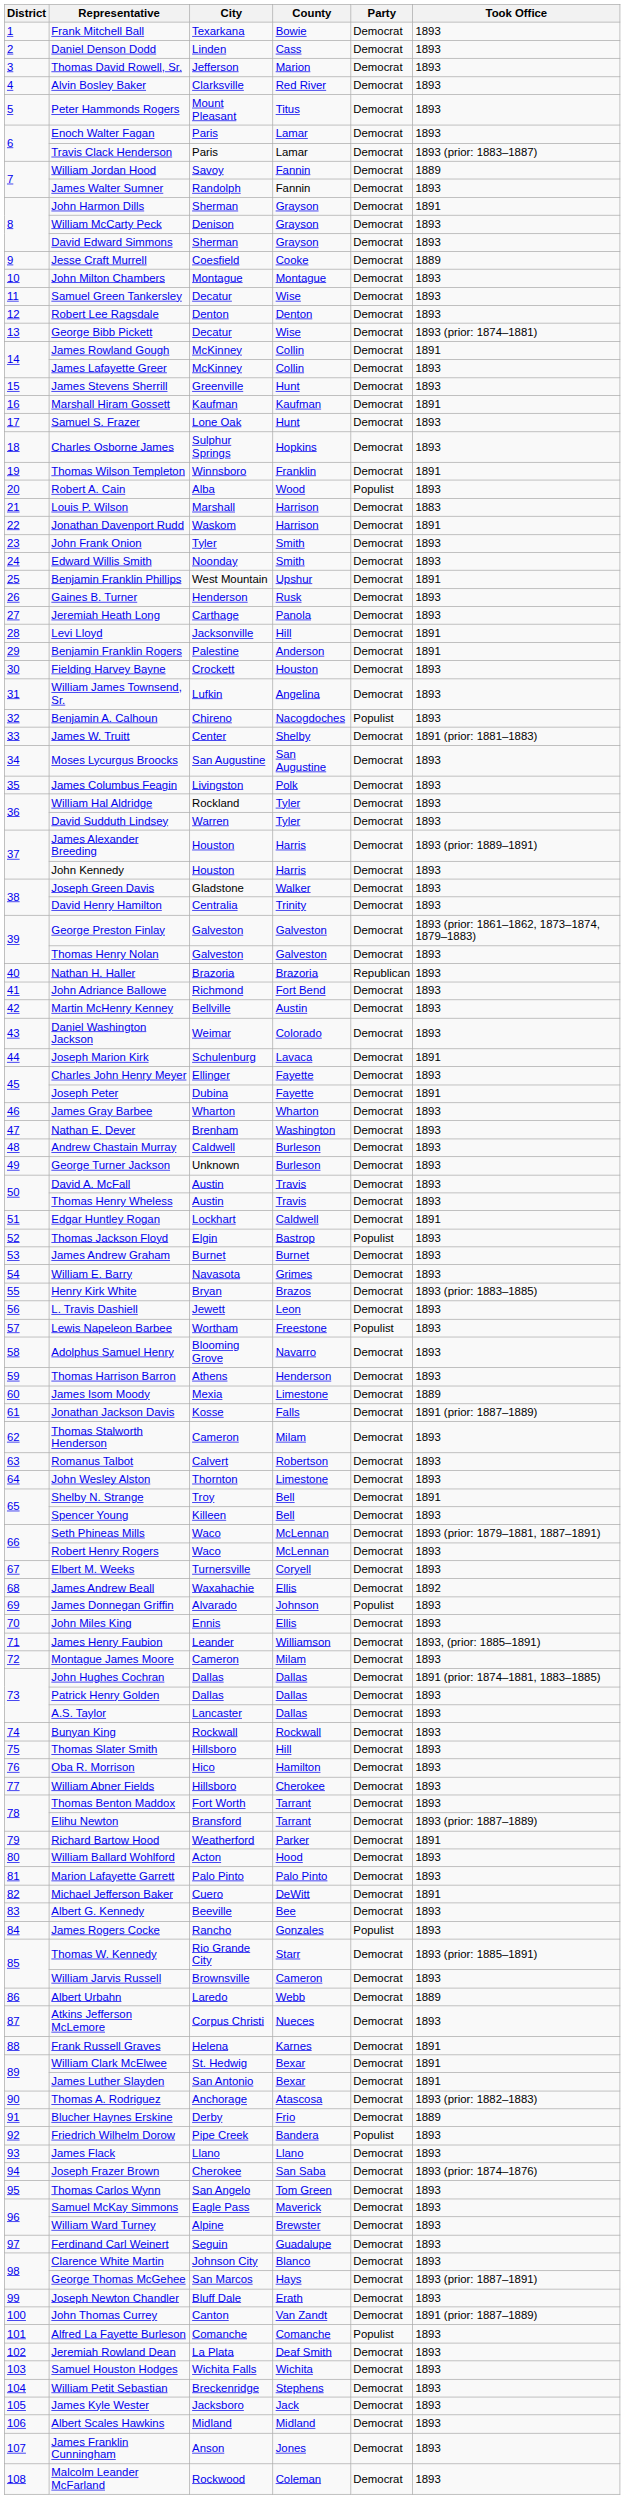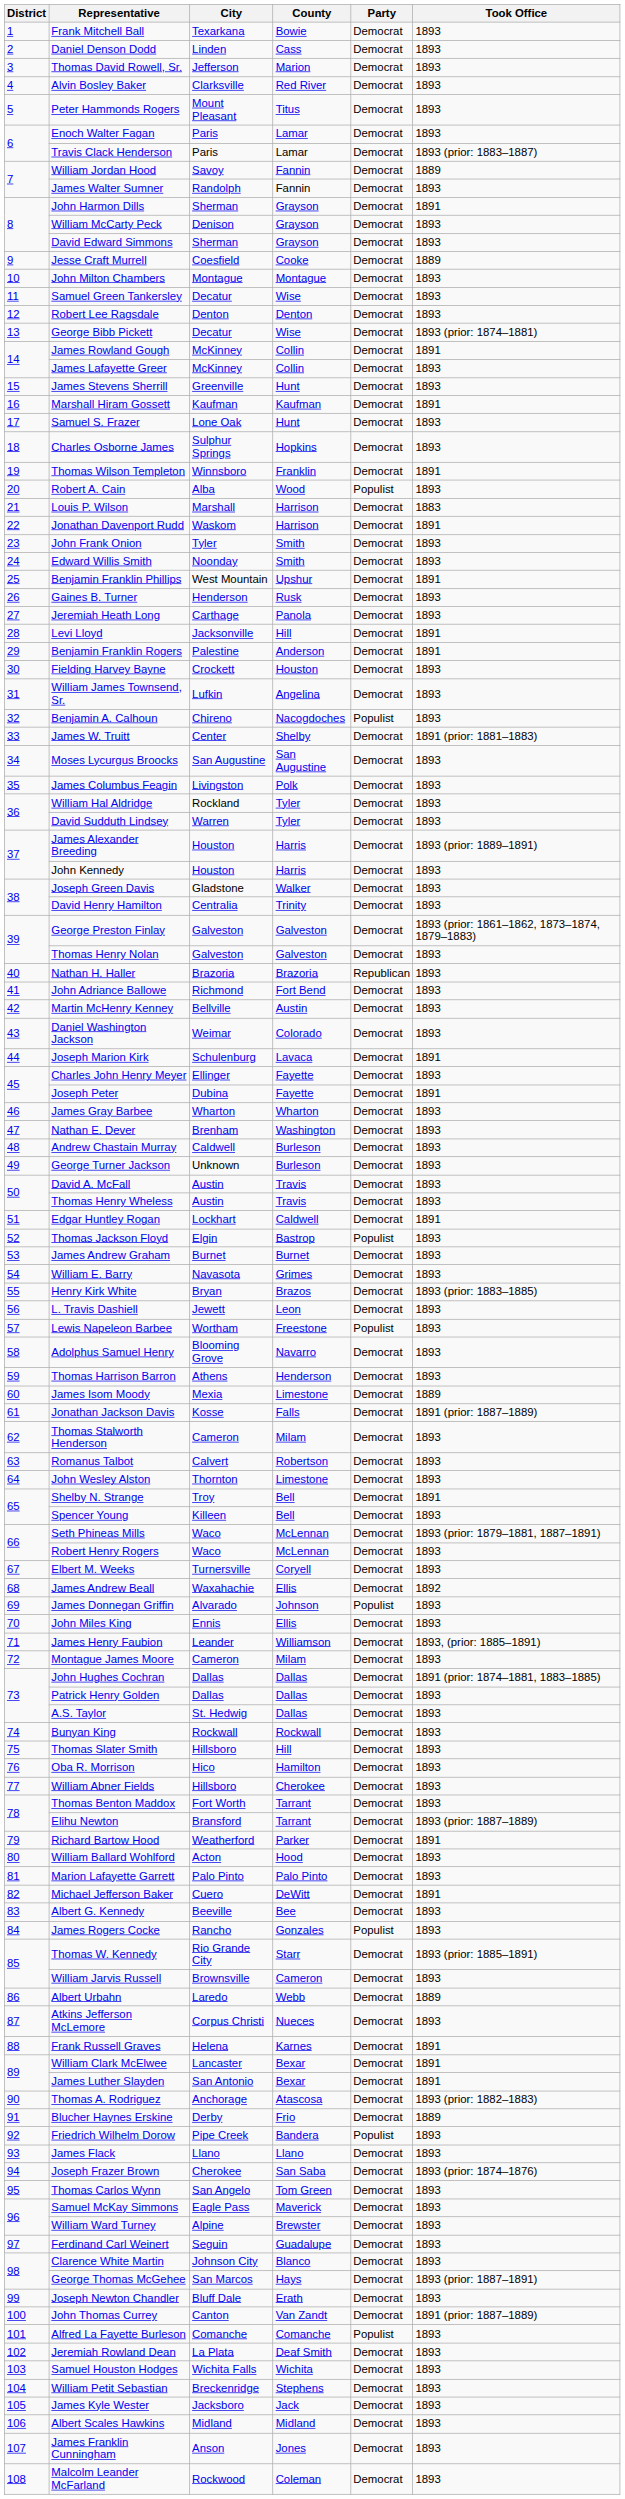(217, 1713) Lancaster -> (220, 1713) St. Hedwig
(220, 2063) St. Hedwig -> (217, 2063) Lancaster
